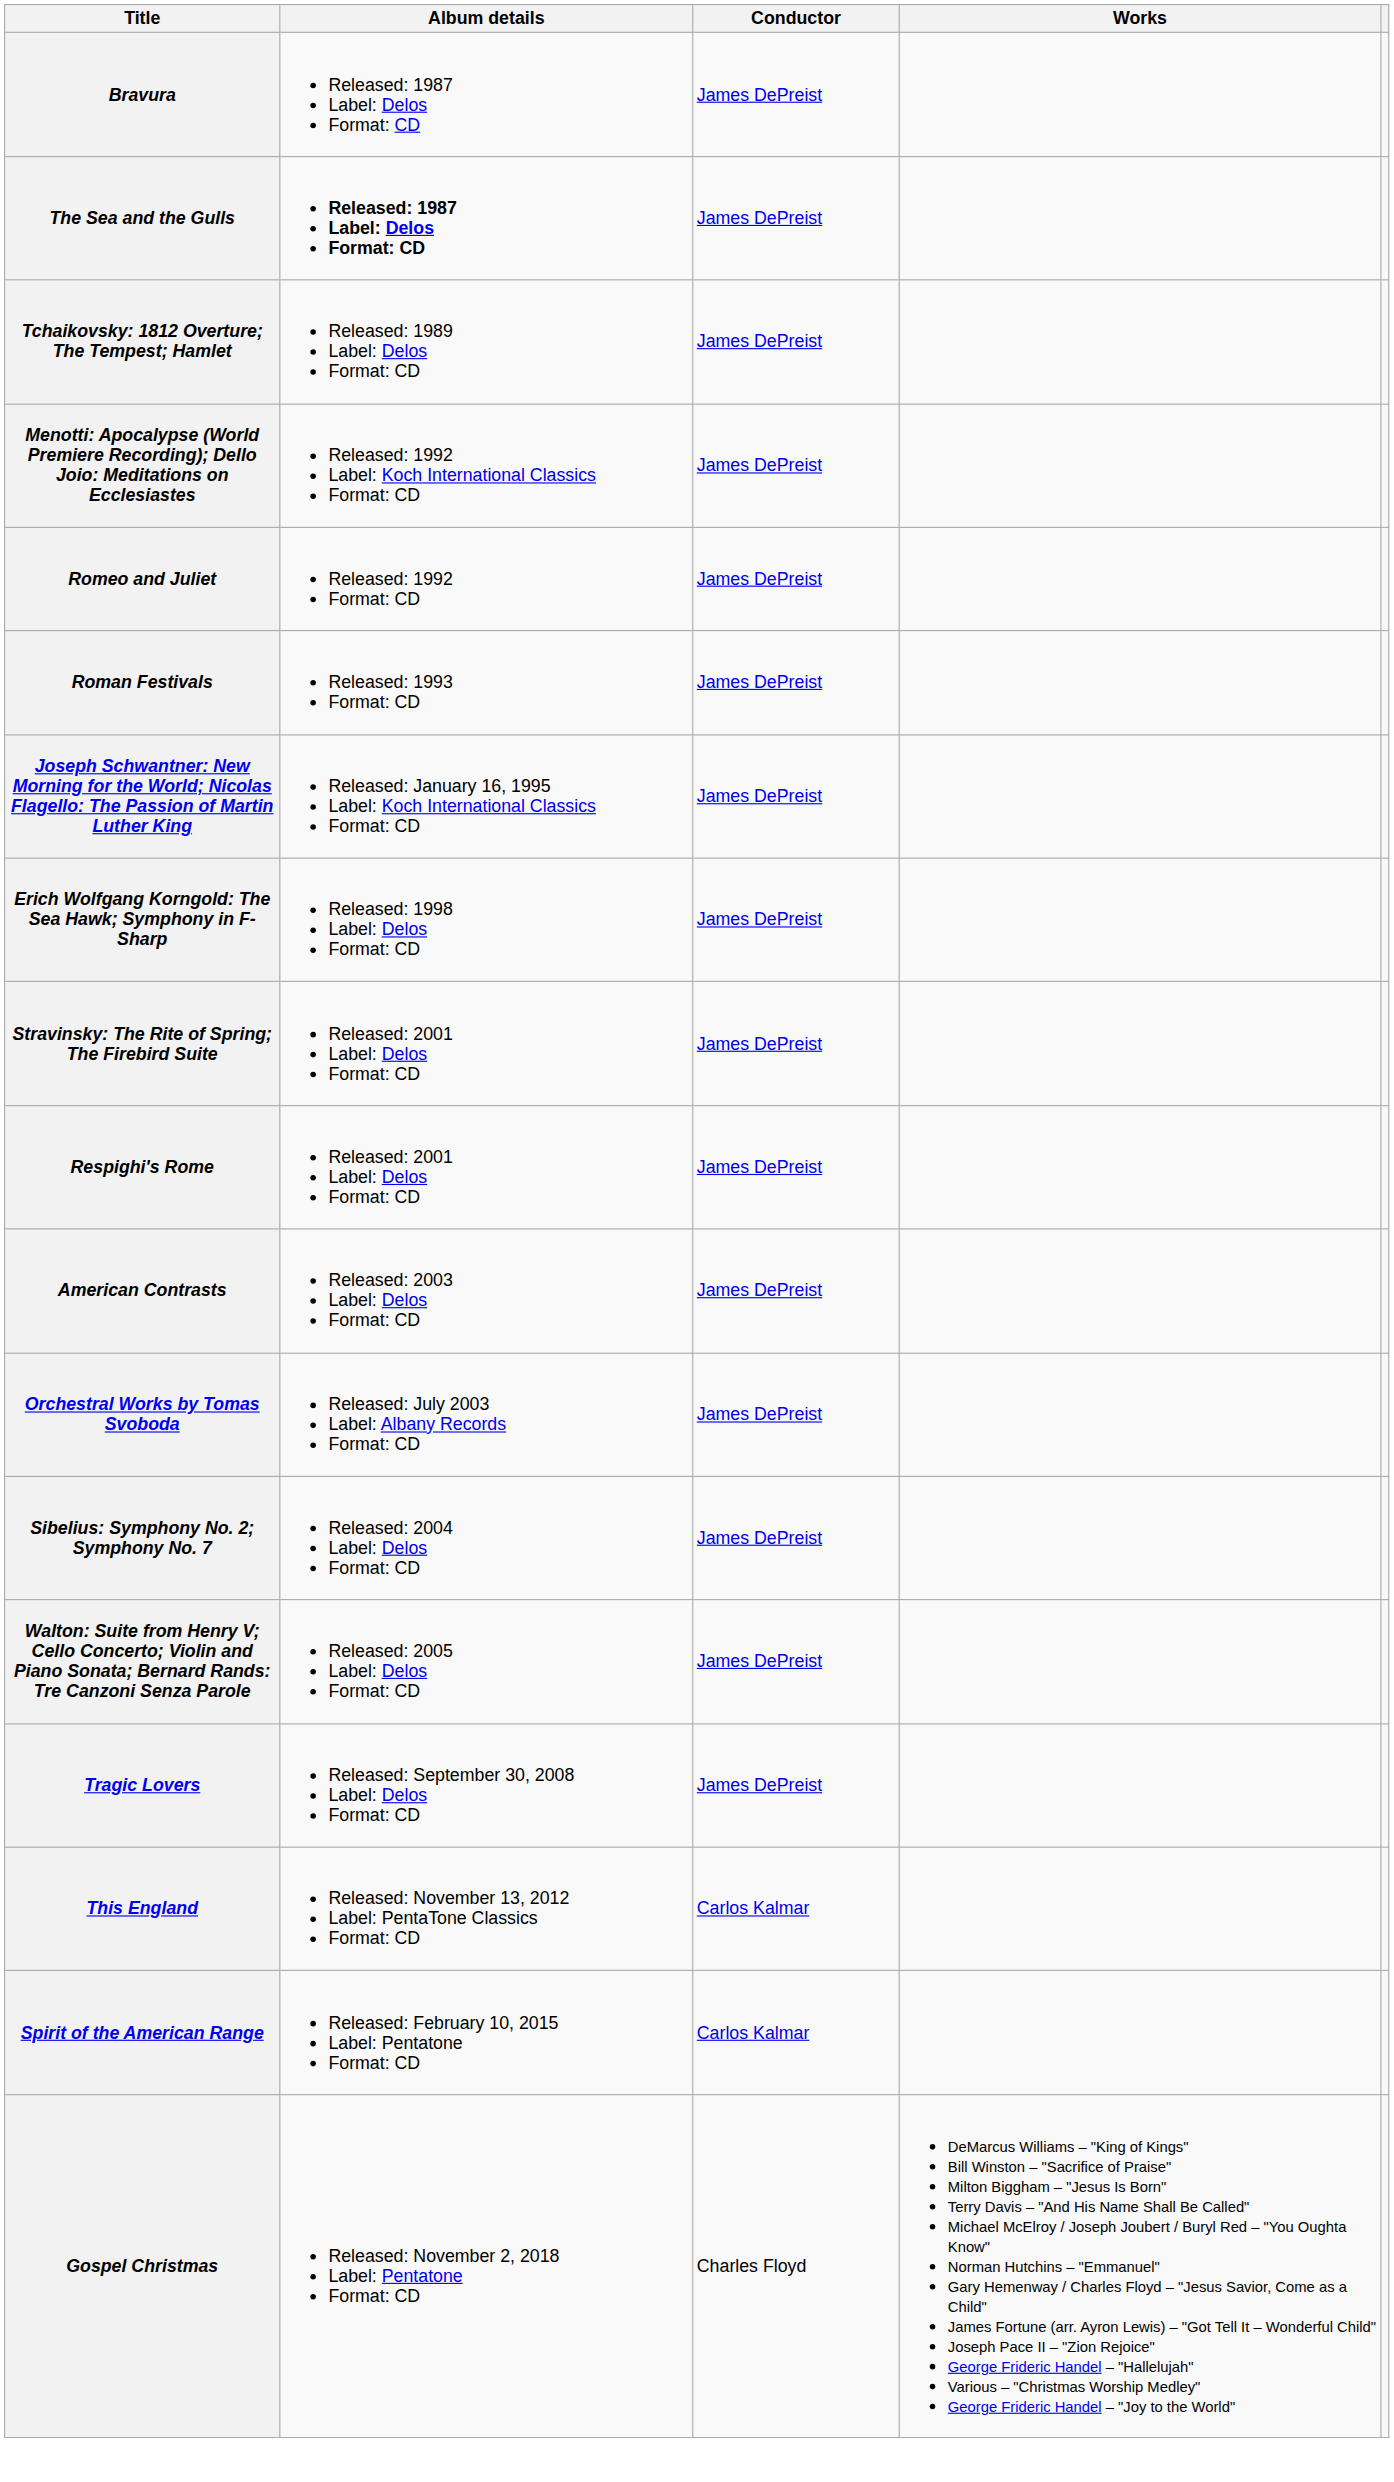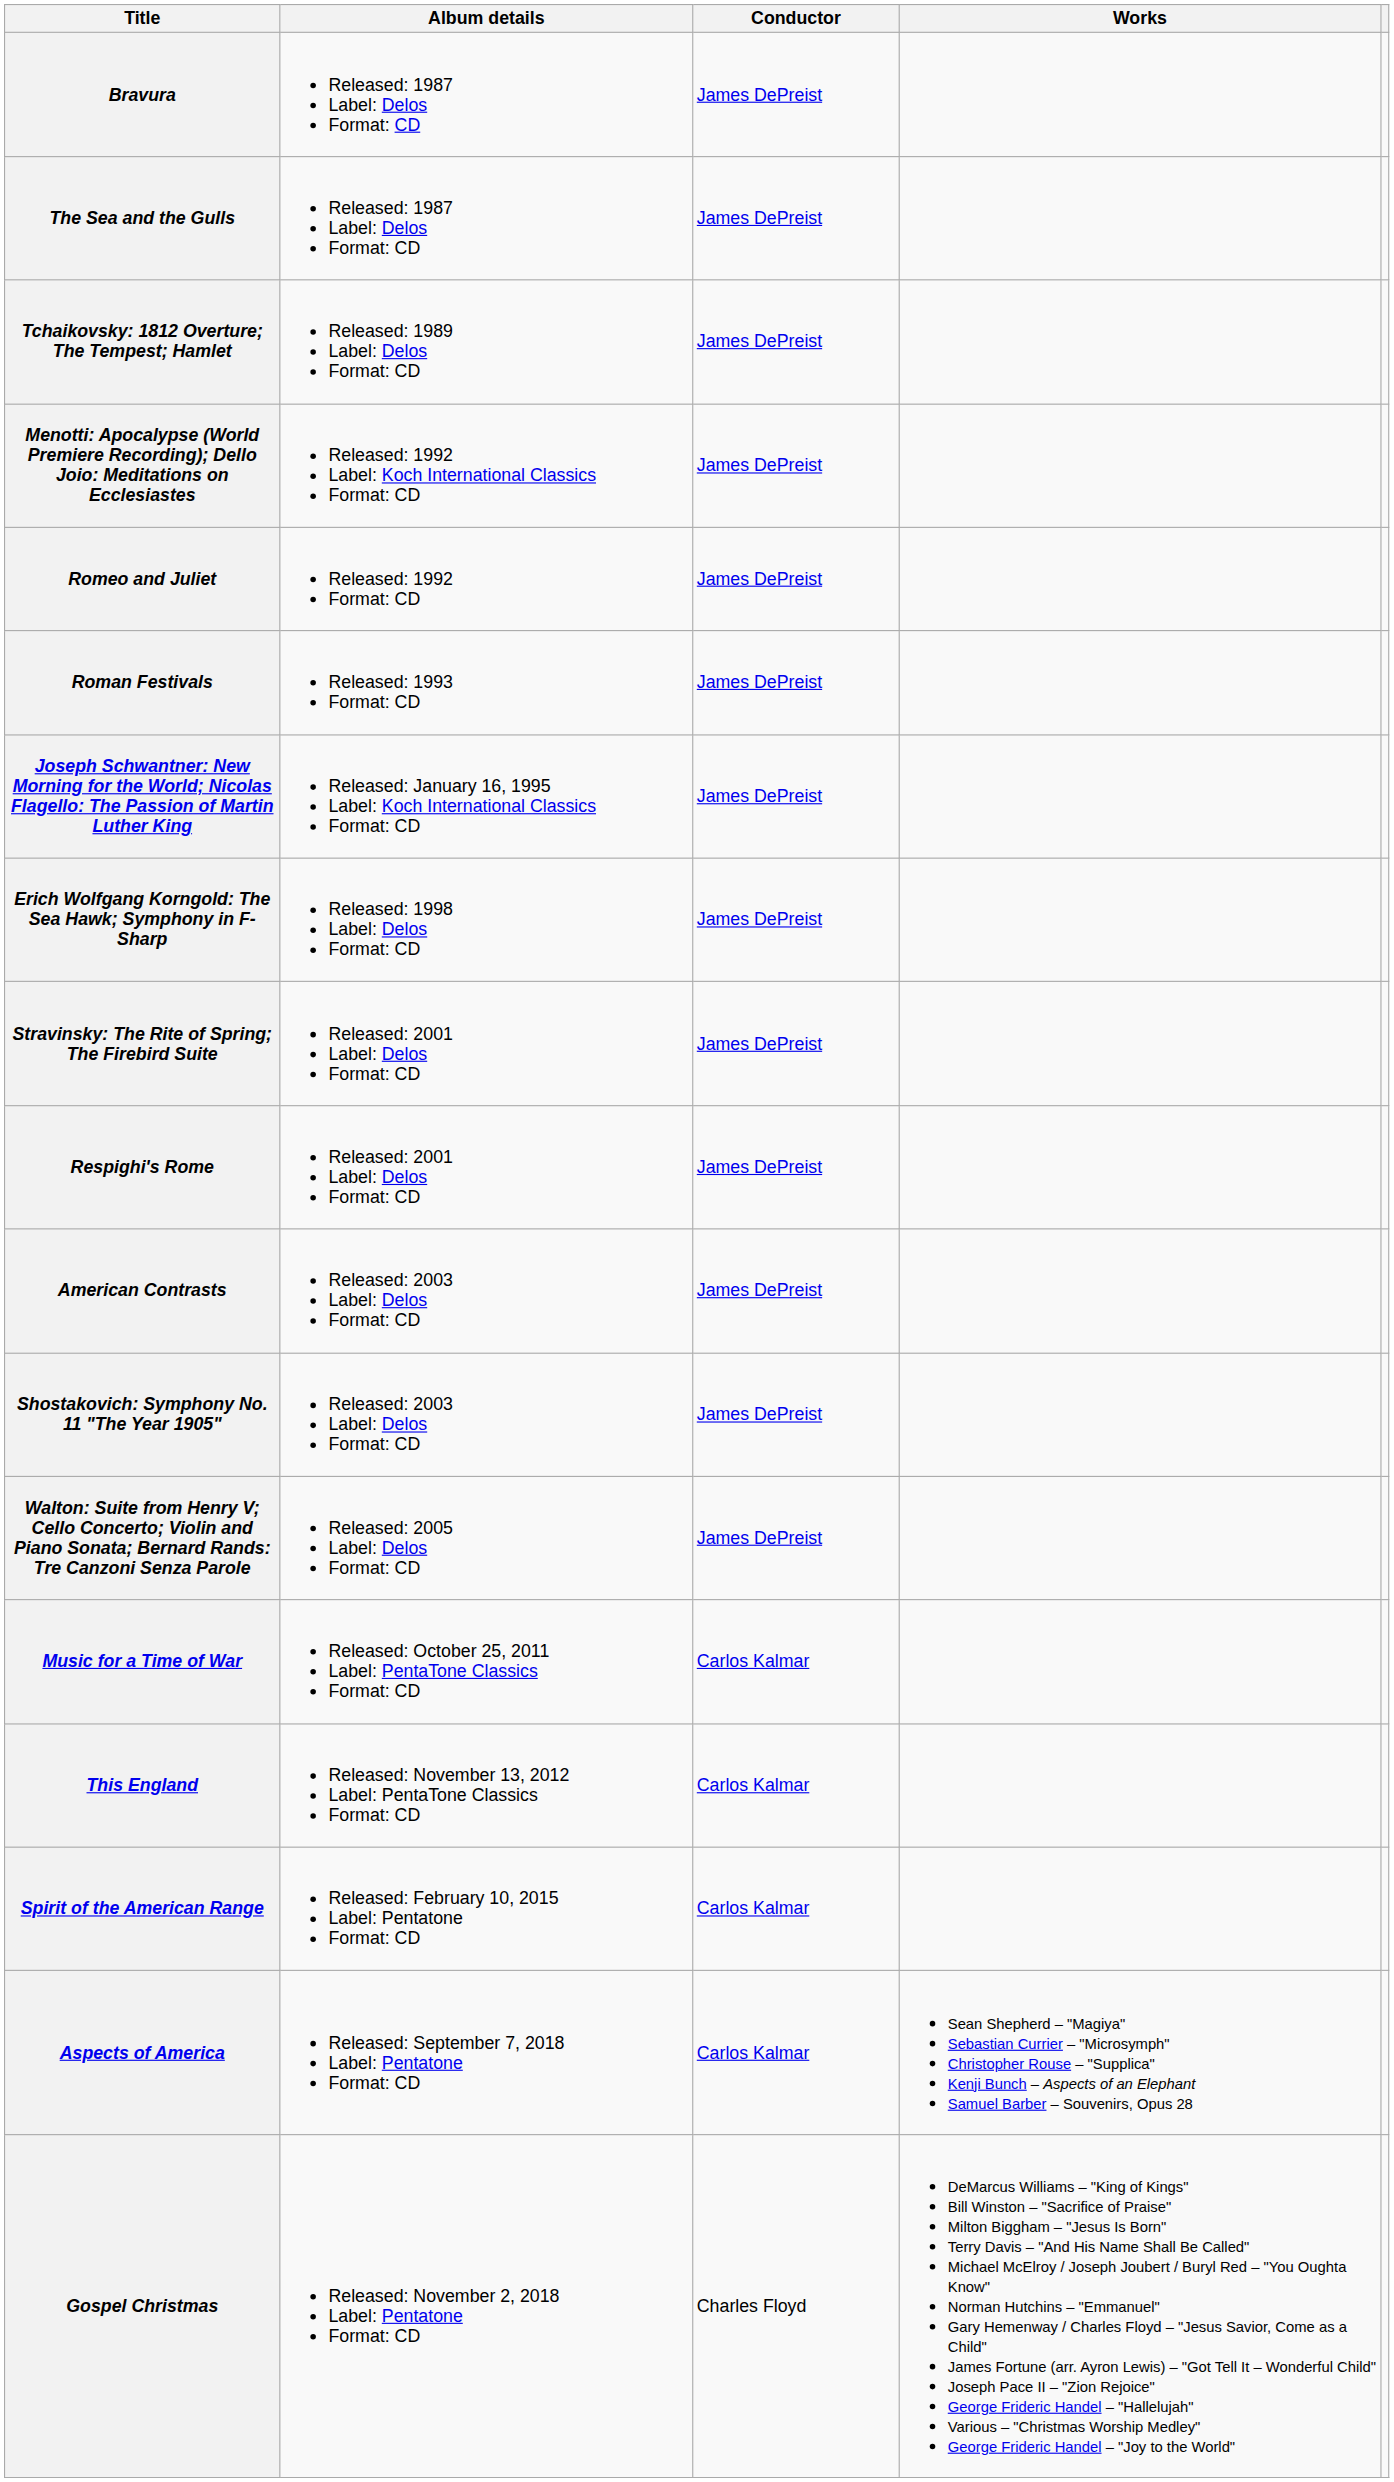(486, 228) bold -> (486, 228) normal
- row: (142, 1414)
+ row: (142, 1414)
- row: (142, 1538)
- row: (142, 1785)
+ row: (142, 1661)
+ row: (142, 2052)
